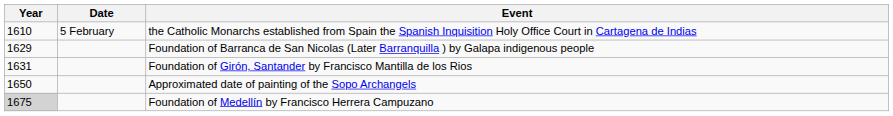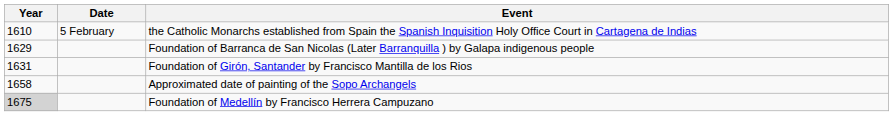(19, 84) 1650 -> (19, 84) 1658
